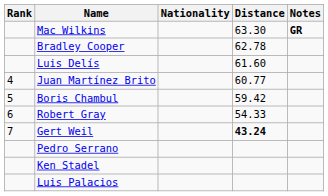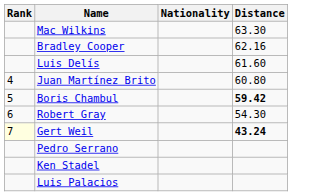- column: (305, 13)
(250, 47) 62.78 -> (250, 47) 62.16
(250, 81) 60.77 -> (250, 81) 60.80
(250, 98) normal -> (250, 98) bold
(250, 115) 54.33 -> (250, 115) 54.30
(10, 132) no background -> (10, 132) lightyellow background
